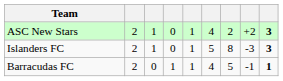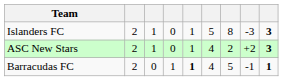rows swapped: (42, 31) <-> (35, 48)
(192, 66) normal -> (192, 66) bold
